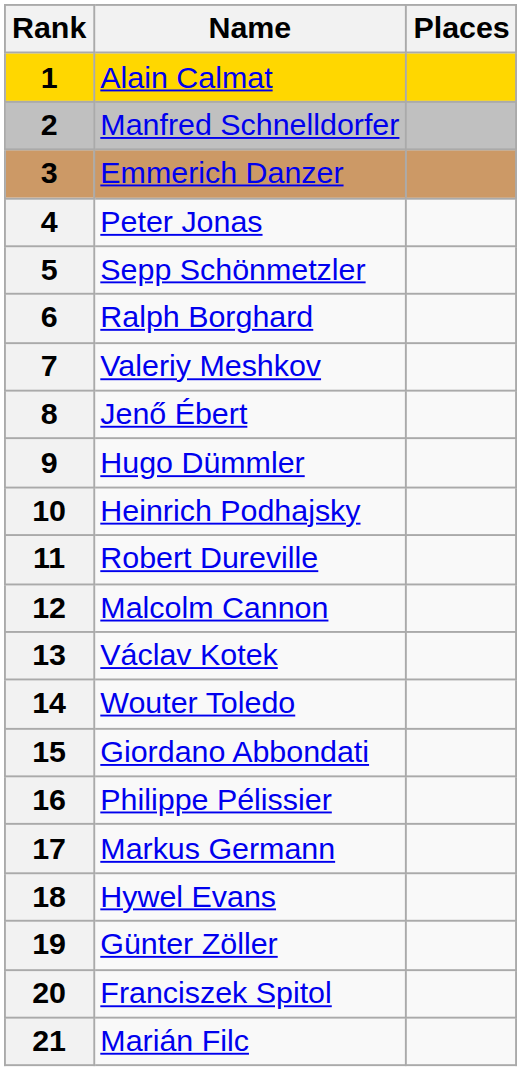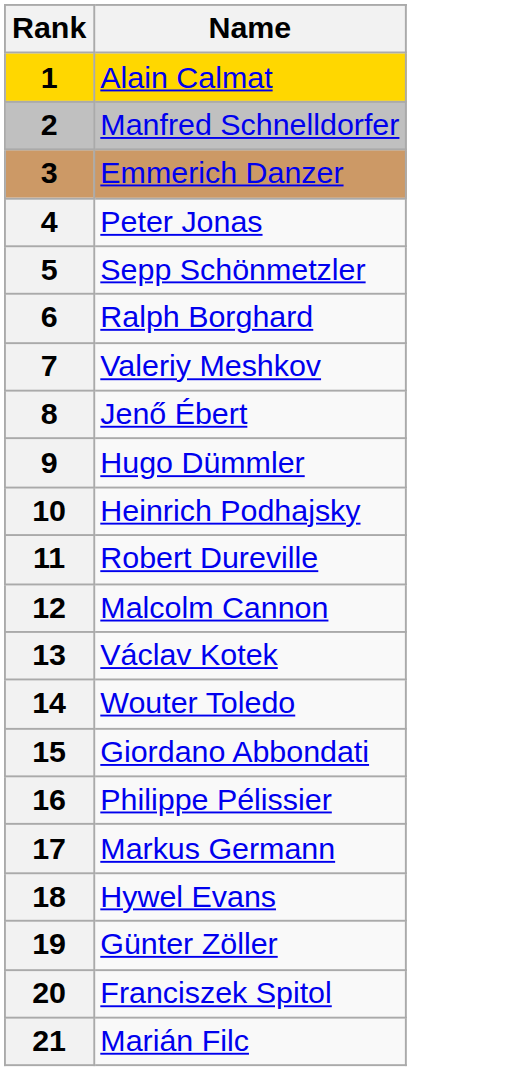- column: (462, 28)
